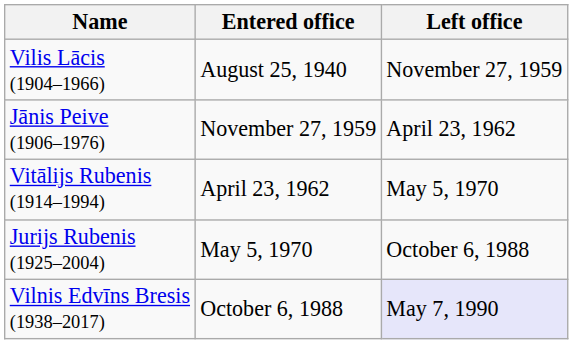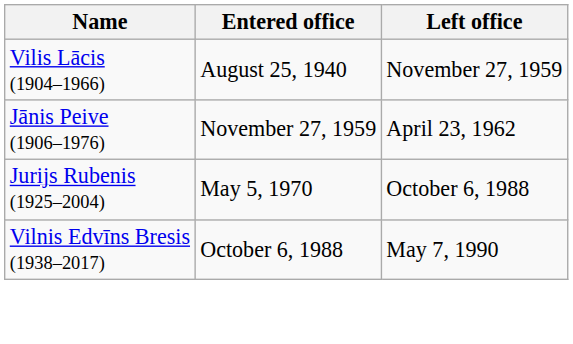- row: (81, 189)
(442, 308) lavender background -> (442, 249) no background
